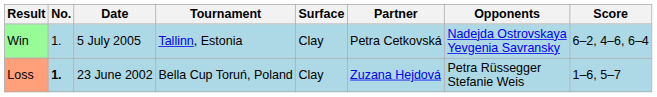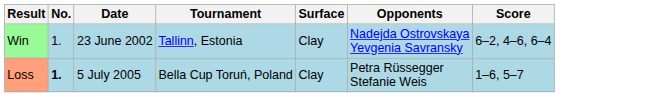- column: (396, 14)
(109, 41) 5 July 2005 -> (115, 41) 23 June 2002
(115, 75) 23 June 2002 -> (109, 75) 5 July 2005
